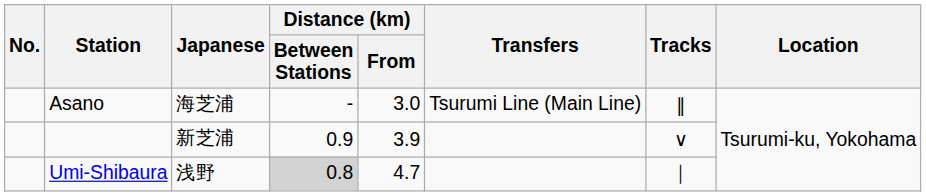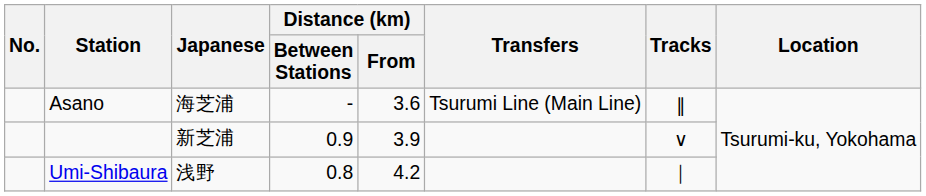(407, 104) 3.0 -> (407, 104) 3.6
(340, 173) lightgrey background -> (340, 173) no background
(407, 173) 4.7 -> (407, 173) 4.2
